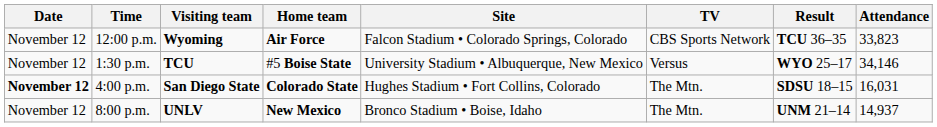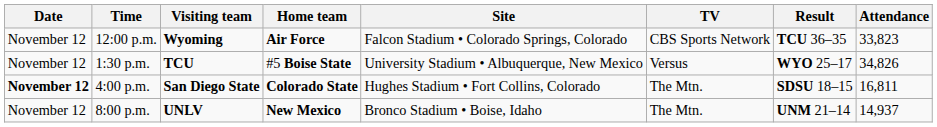(879, 63) 34,146 -> (879, 63) 34,826
(879, 87) 16,031 -> (879, 87) 16,811
